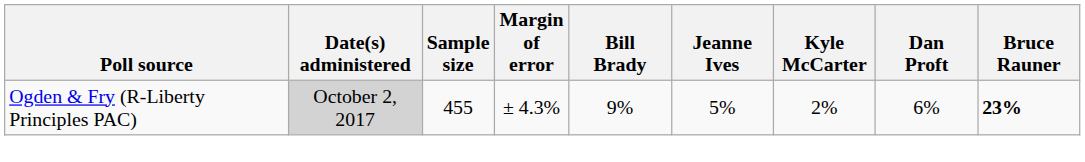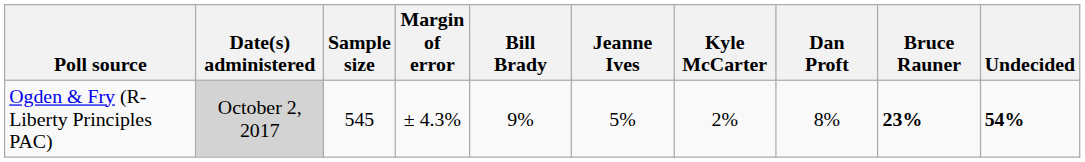+ column: (1030, 64)
(458, 107) 455 -> (359, 118) 545
(926, 107) 6% -> (827, 118) 8%
